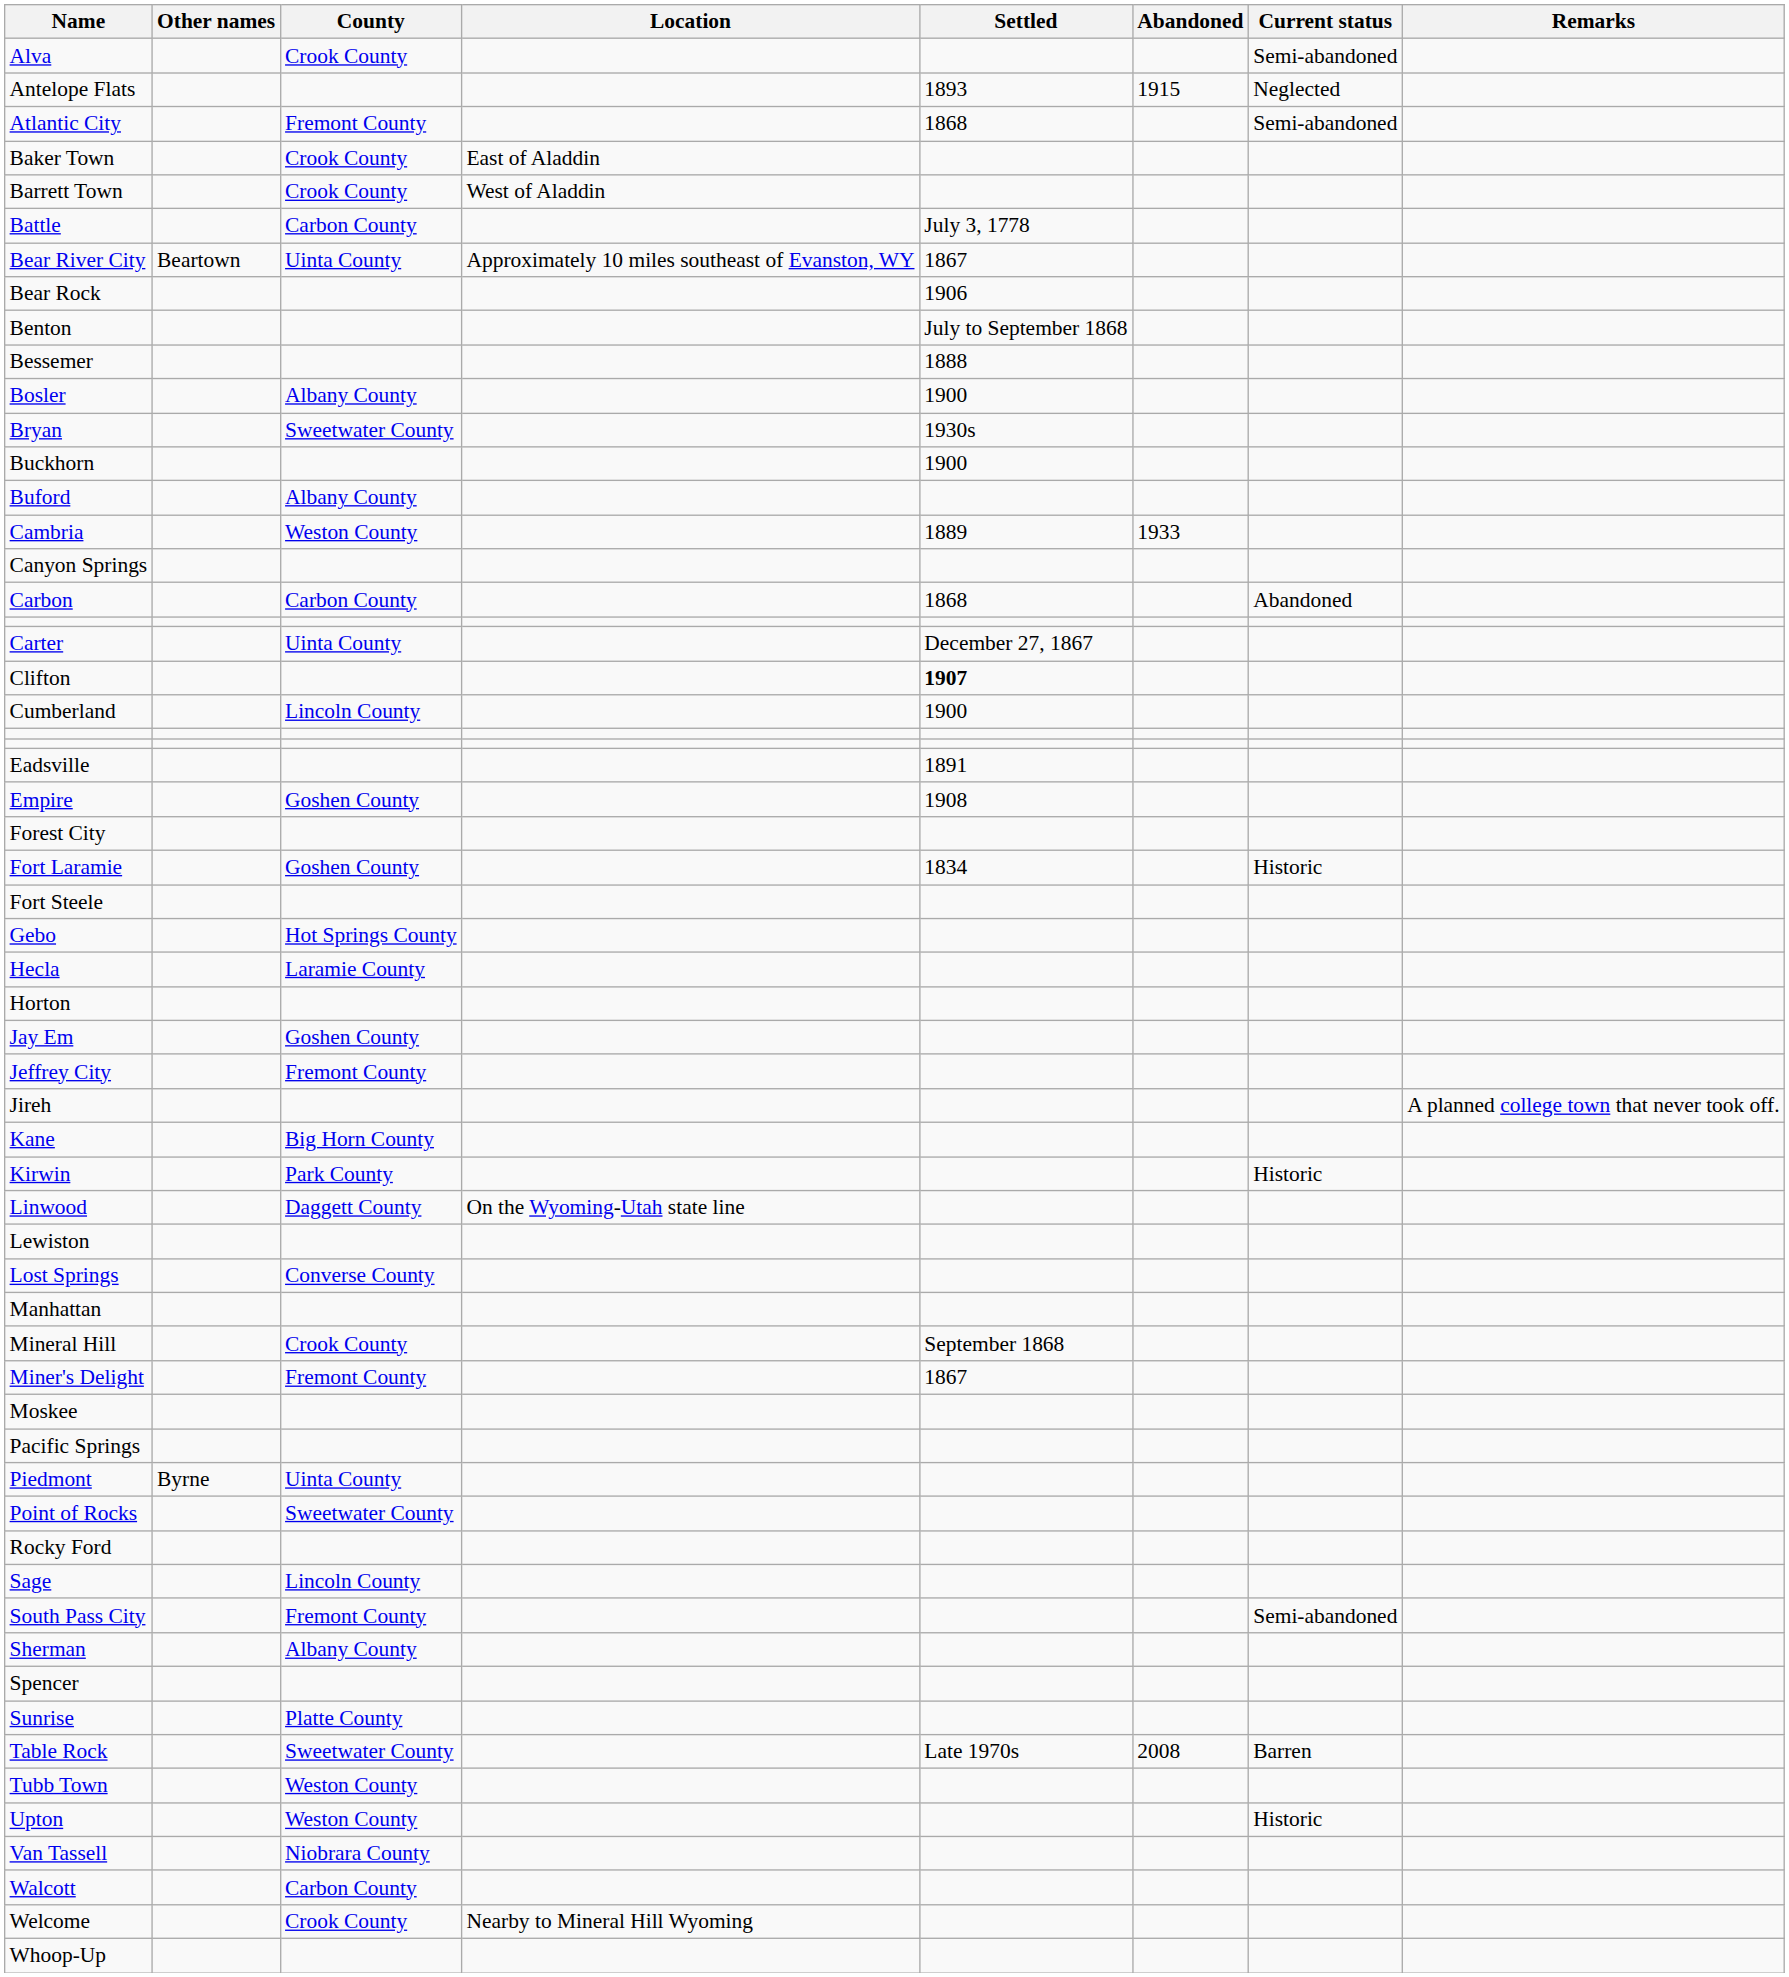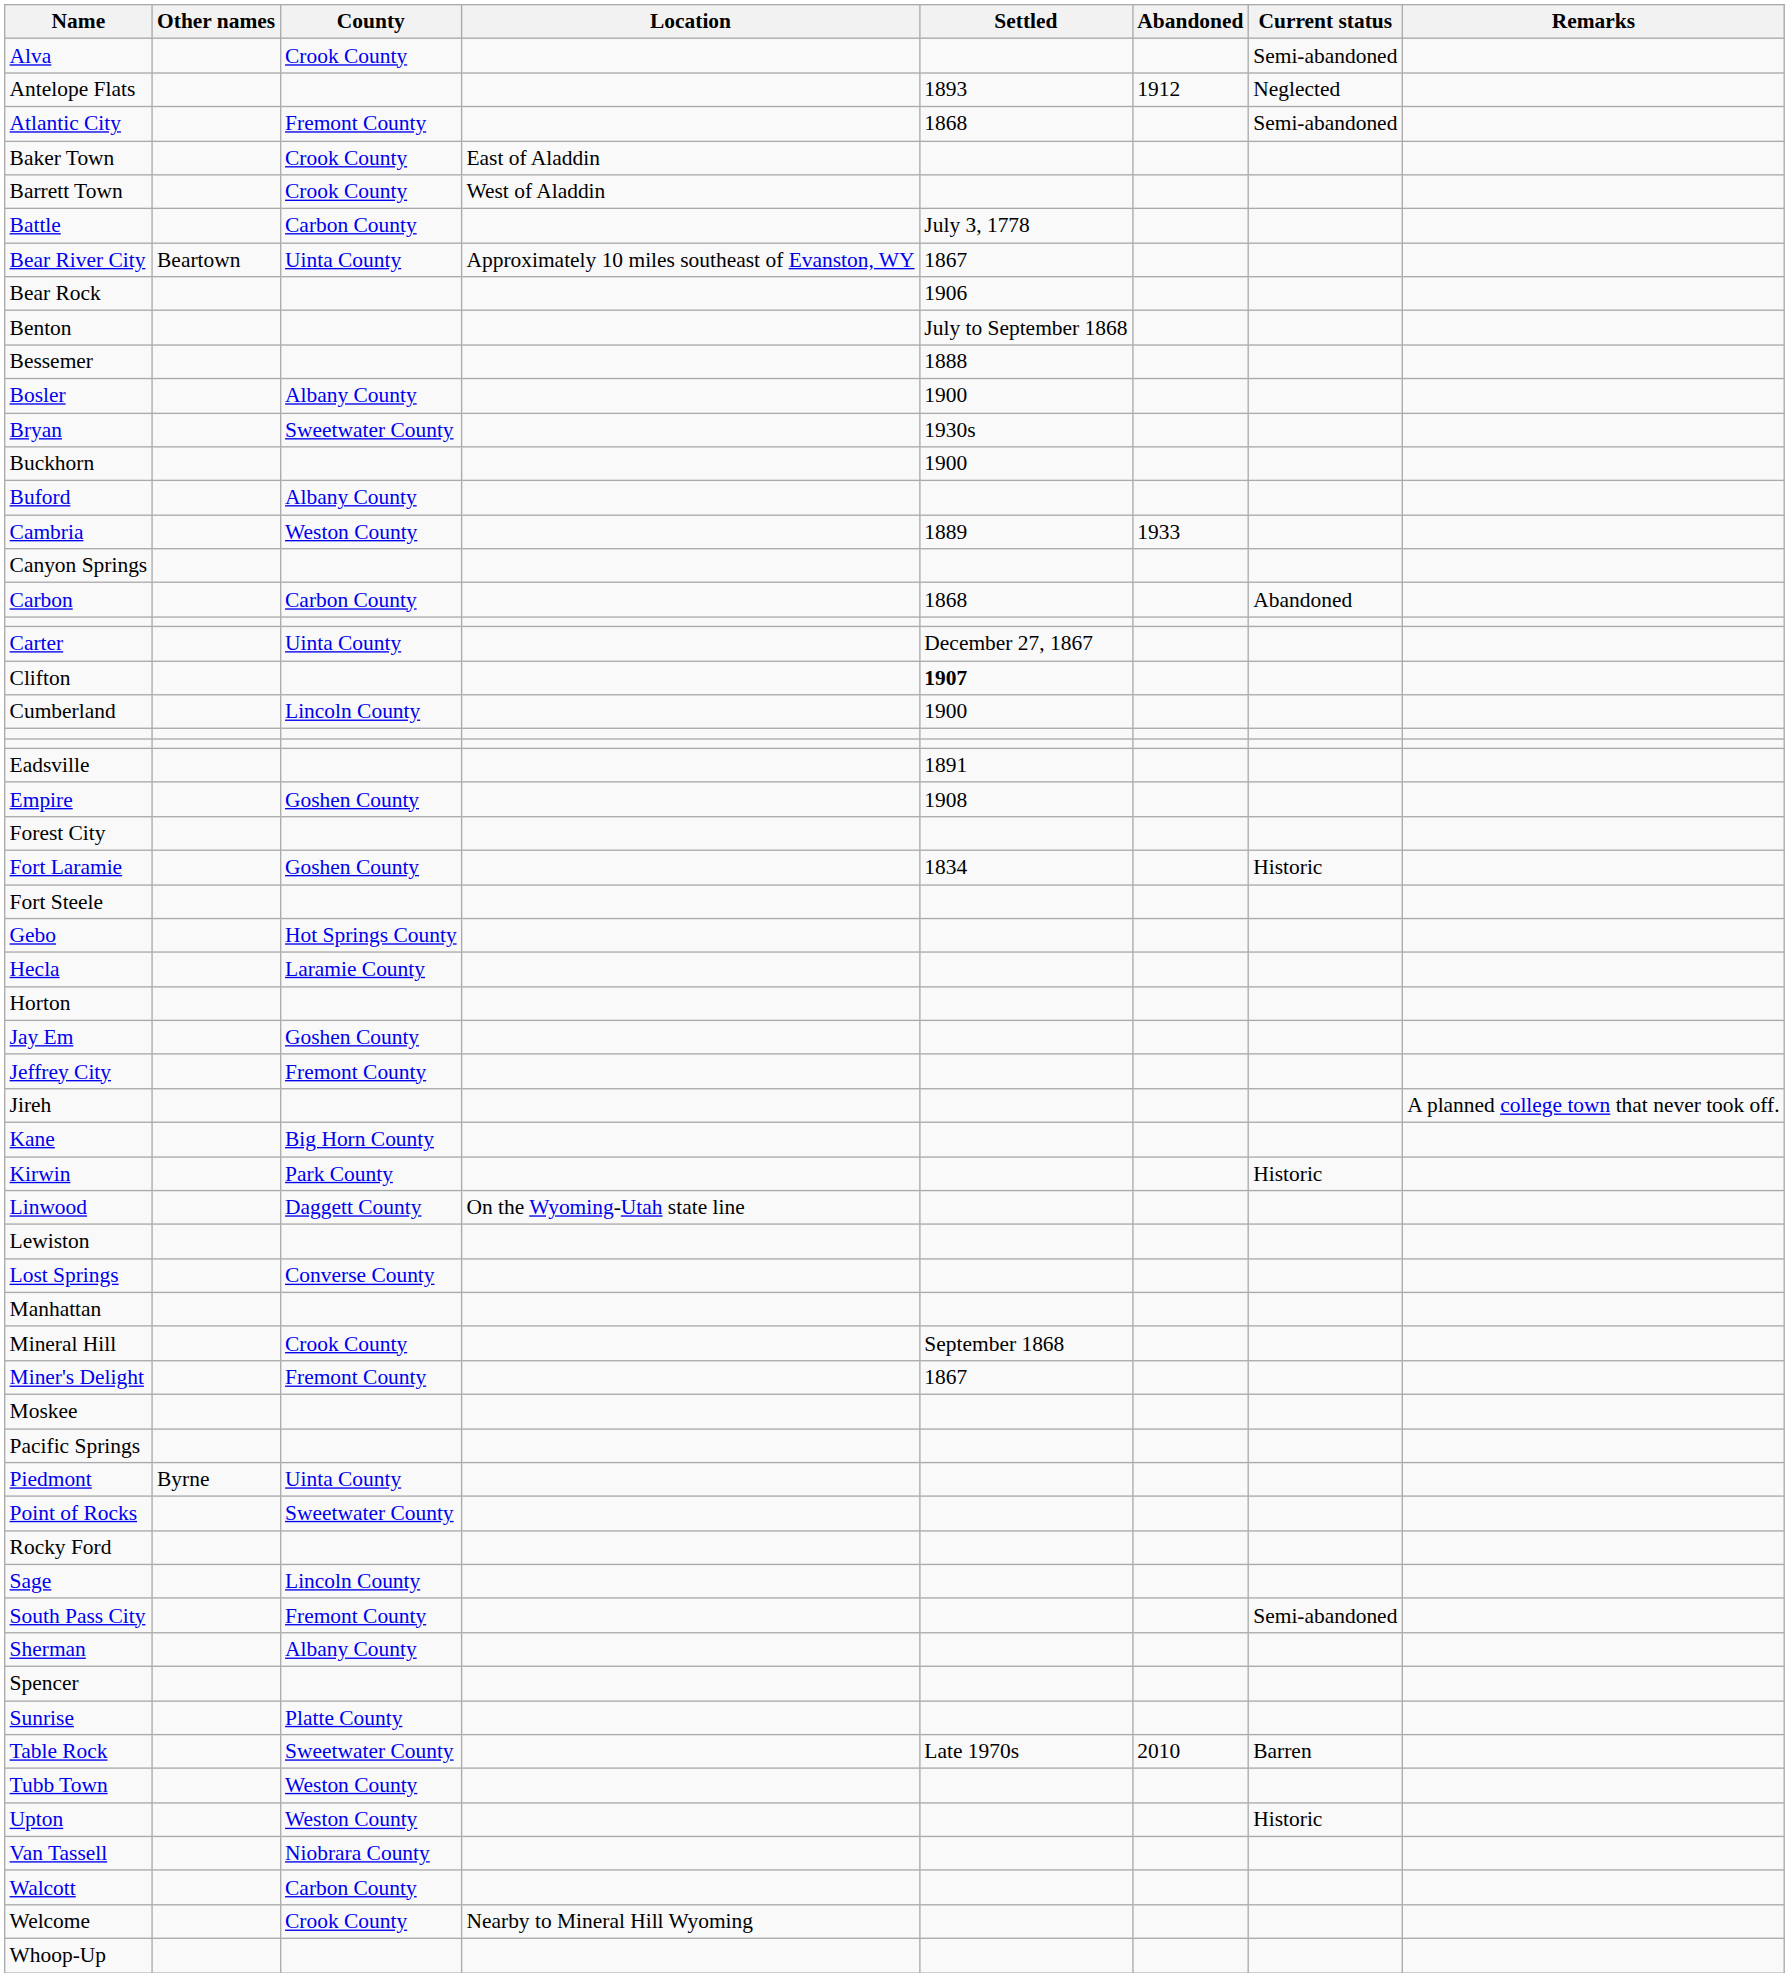(1159, 89) 1915 -> (1159, 89) 1912
(1159, 1751) 2008 -> (1159, 1751) 2010
